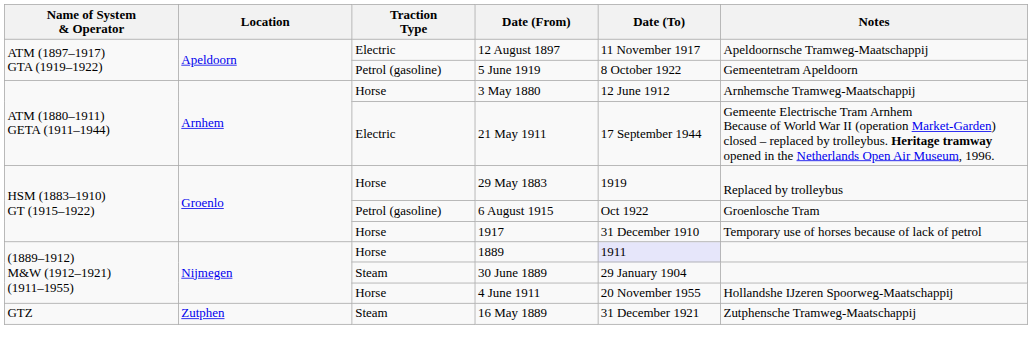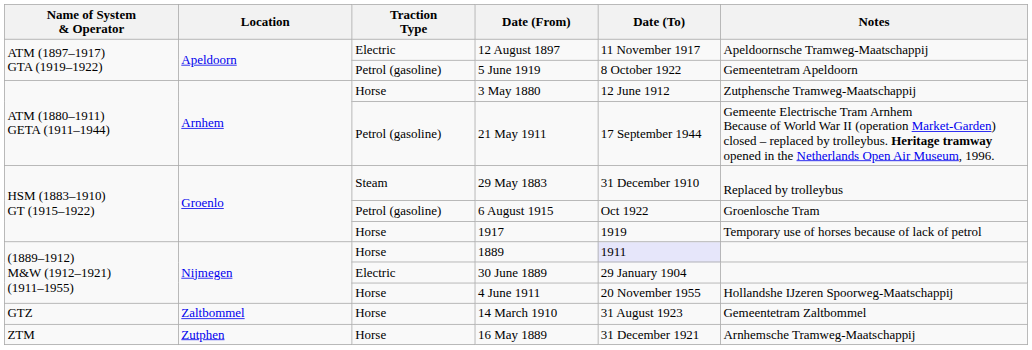(819, 91) Arnhemsche Tramweg-Maatschappij -> (820, 91) Zutphensche Tramweg-Maatschappij
(375, 133) Electric -> (398, 133) Petrol (gasoline)
(371, 183) Horse -> (371, 183) Steam
(614, 183) 1919 -> (650, 183) 31 December 1910
(650, 231) 31 December 1910 -> (614, 231) 1919
(371, 272) Steam -> (375, 272) Electric
+ row: (518, 313)
(20, 313) GTZ -> (21, 334) ZTM
(371, 313) Steam -> (371, 334) Horse
(820, 313) Zutphensche Tramweg-Maatschappij -> (819, 334) Arnhemsche Tramweg-Maatschappij
